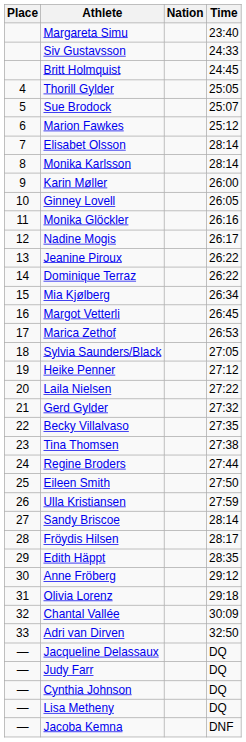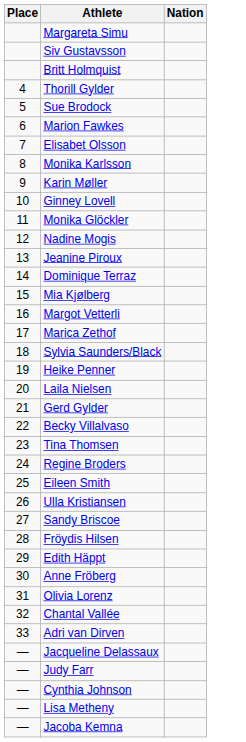- column: (224, 13)
